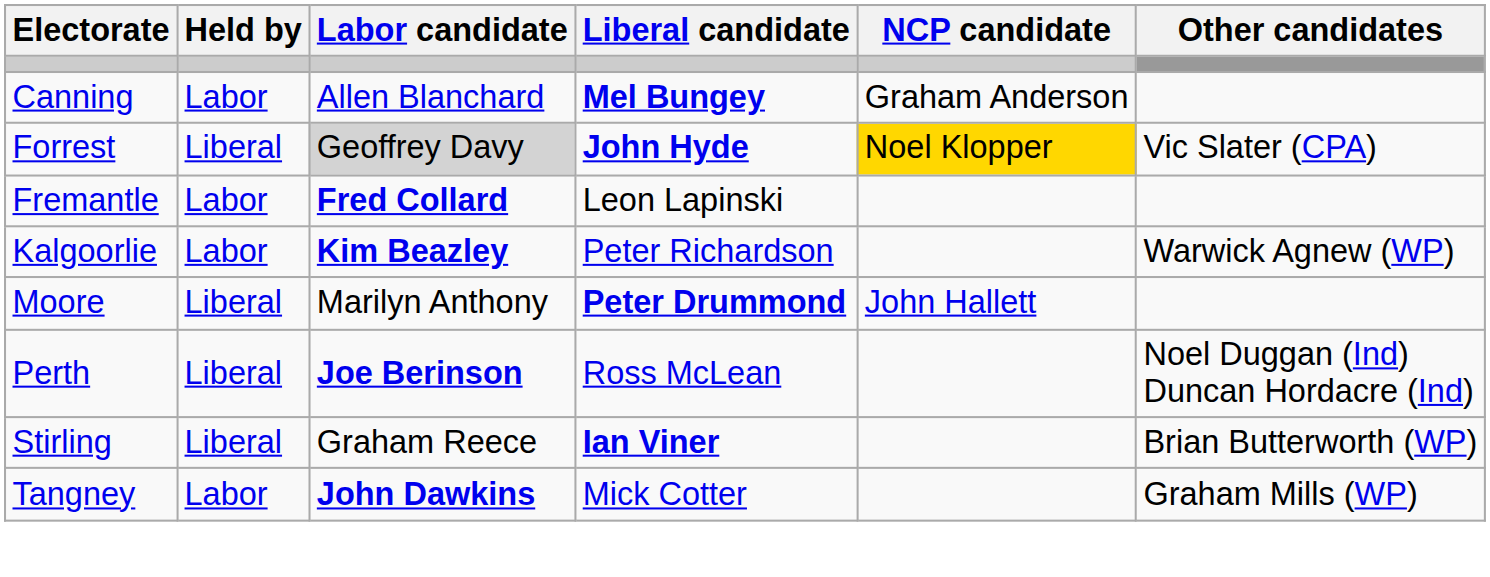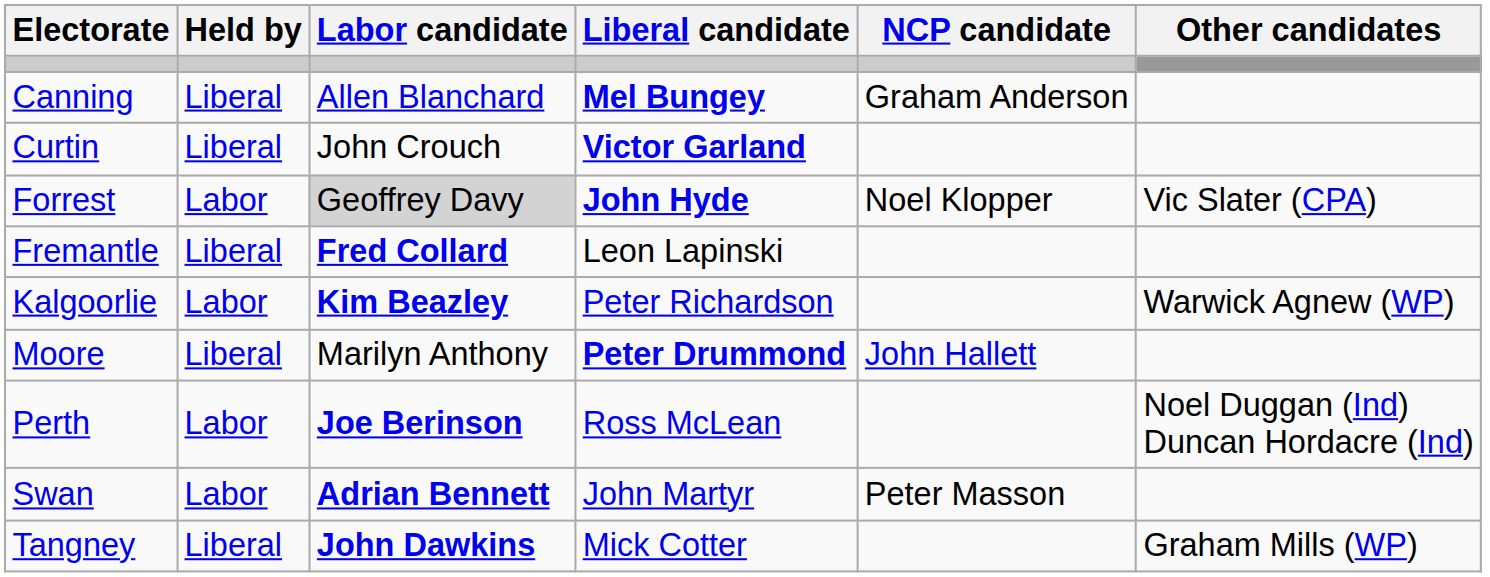(226, 96) Labor -> (233, 96) Liberal
+ row: (56, 148)
(233, 148) Liberal -> (226, 199) Labor
(959, 148) gold background -> (959, 199) no background
(226, 199) Labor -> (233, 251) Liberal
(233, 372) Liberal -> (226, 424) Labor
- row: (62, 442)
+ row: (53, 493)
(226, 493) Labor -> (233, 545) Liberal
